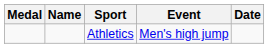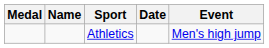columns swapped: (184, 14) <-> (248, 14)
